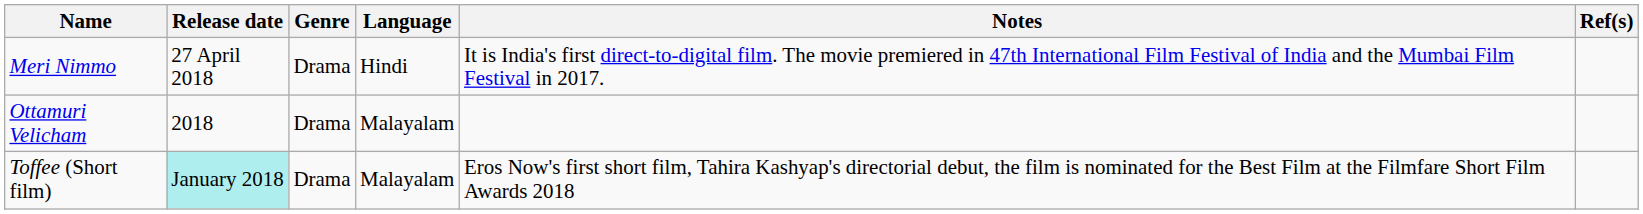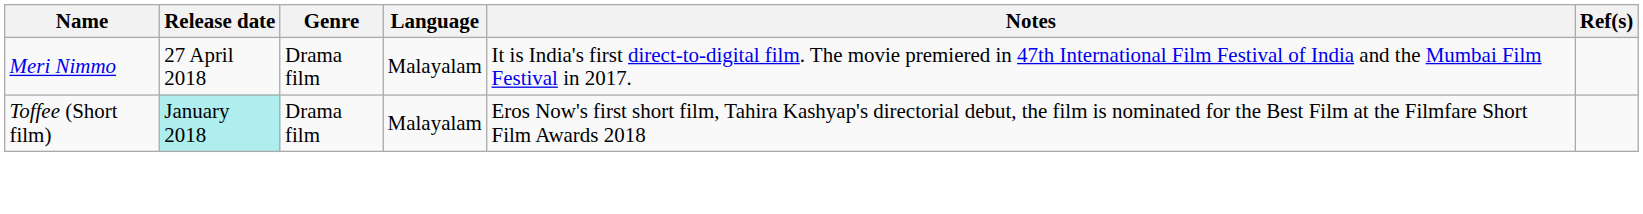(322, 66) Drama -> (314, 66) Drama film
(384, 66) Hindi -> (435, 66) Malayalam
- row: (48, 122)
(322, 179) Drama -> (314, 122) Drama film
